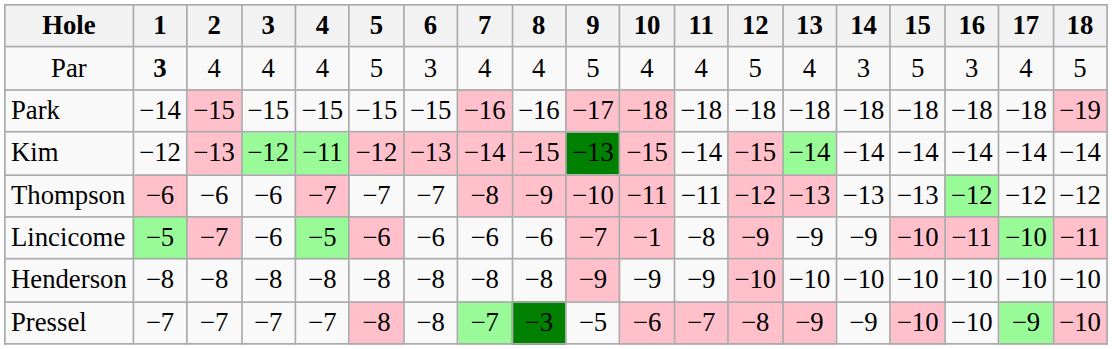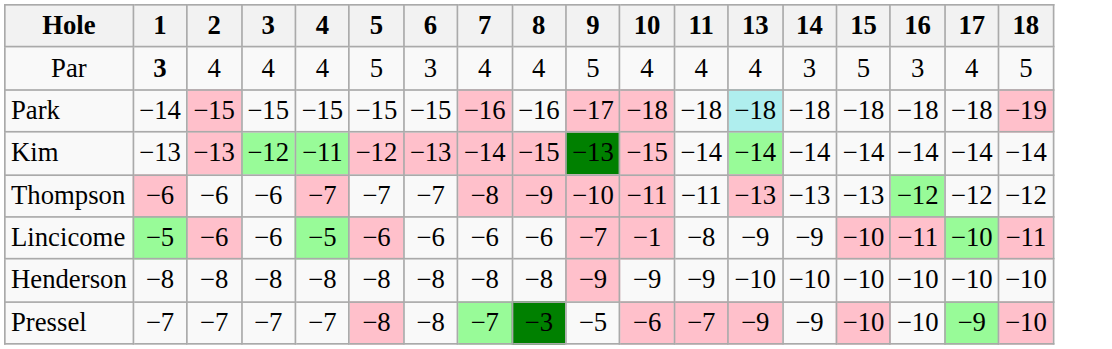- column: (755, 25)
(809, 110) no background -> (755, 110) paleturquoise background
(160, 152) −12 -> (160, 152) −13
(214, 237) −7 -> (214, 237) −6
